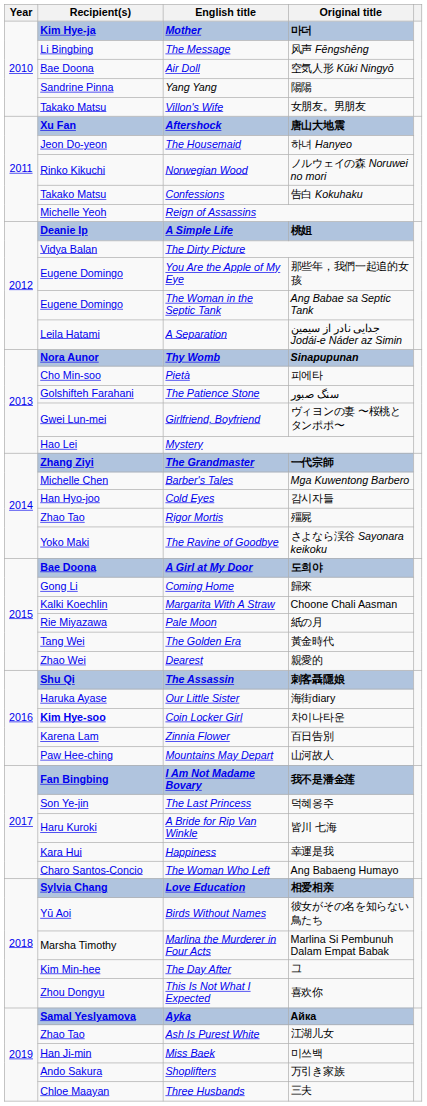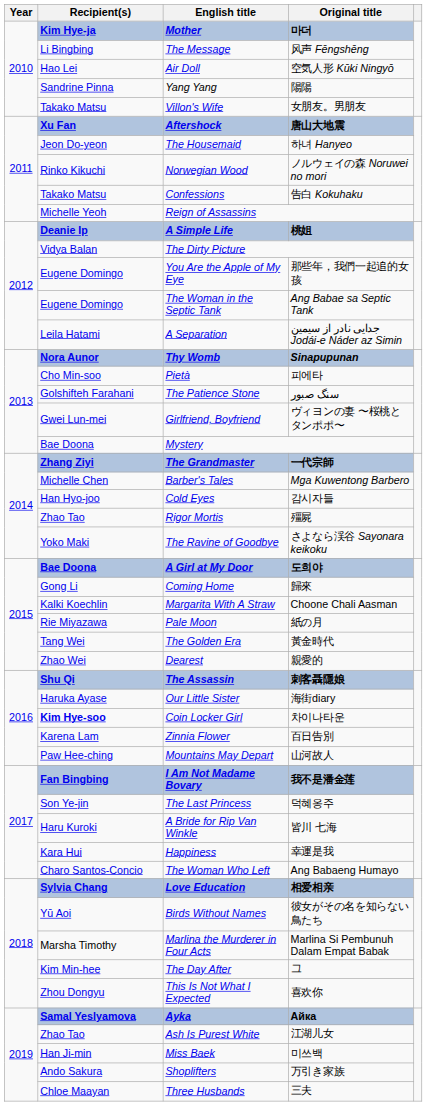(67, 69) Bae Doona -> (59, 69) Hao Lei
(59, 444) Hao Lei -> (67, 444) Bae Doona
